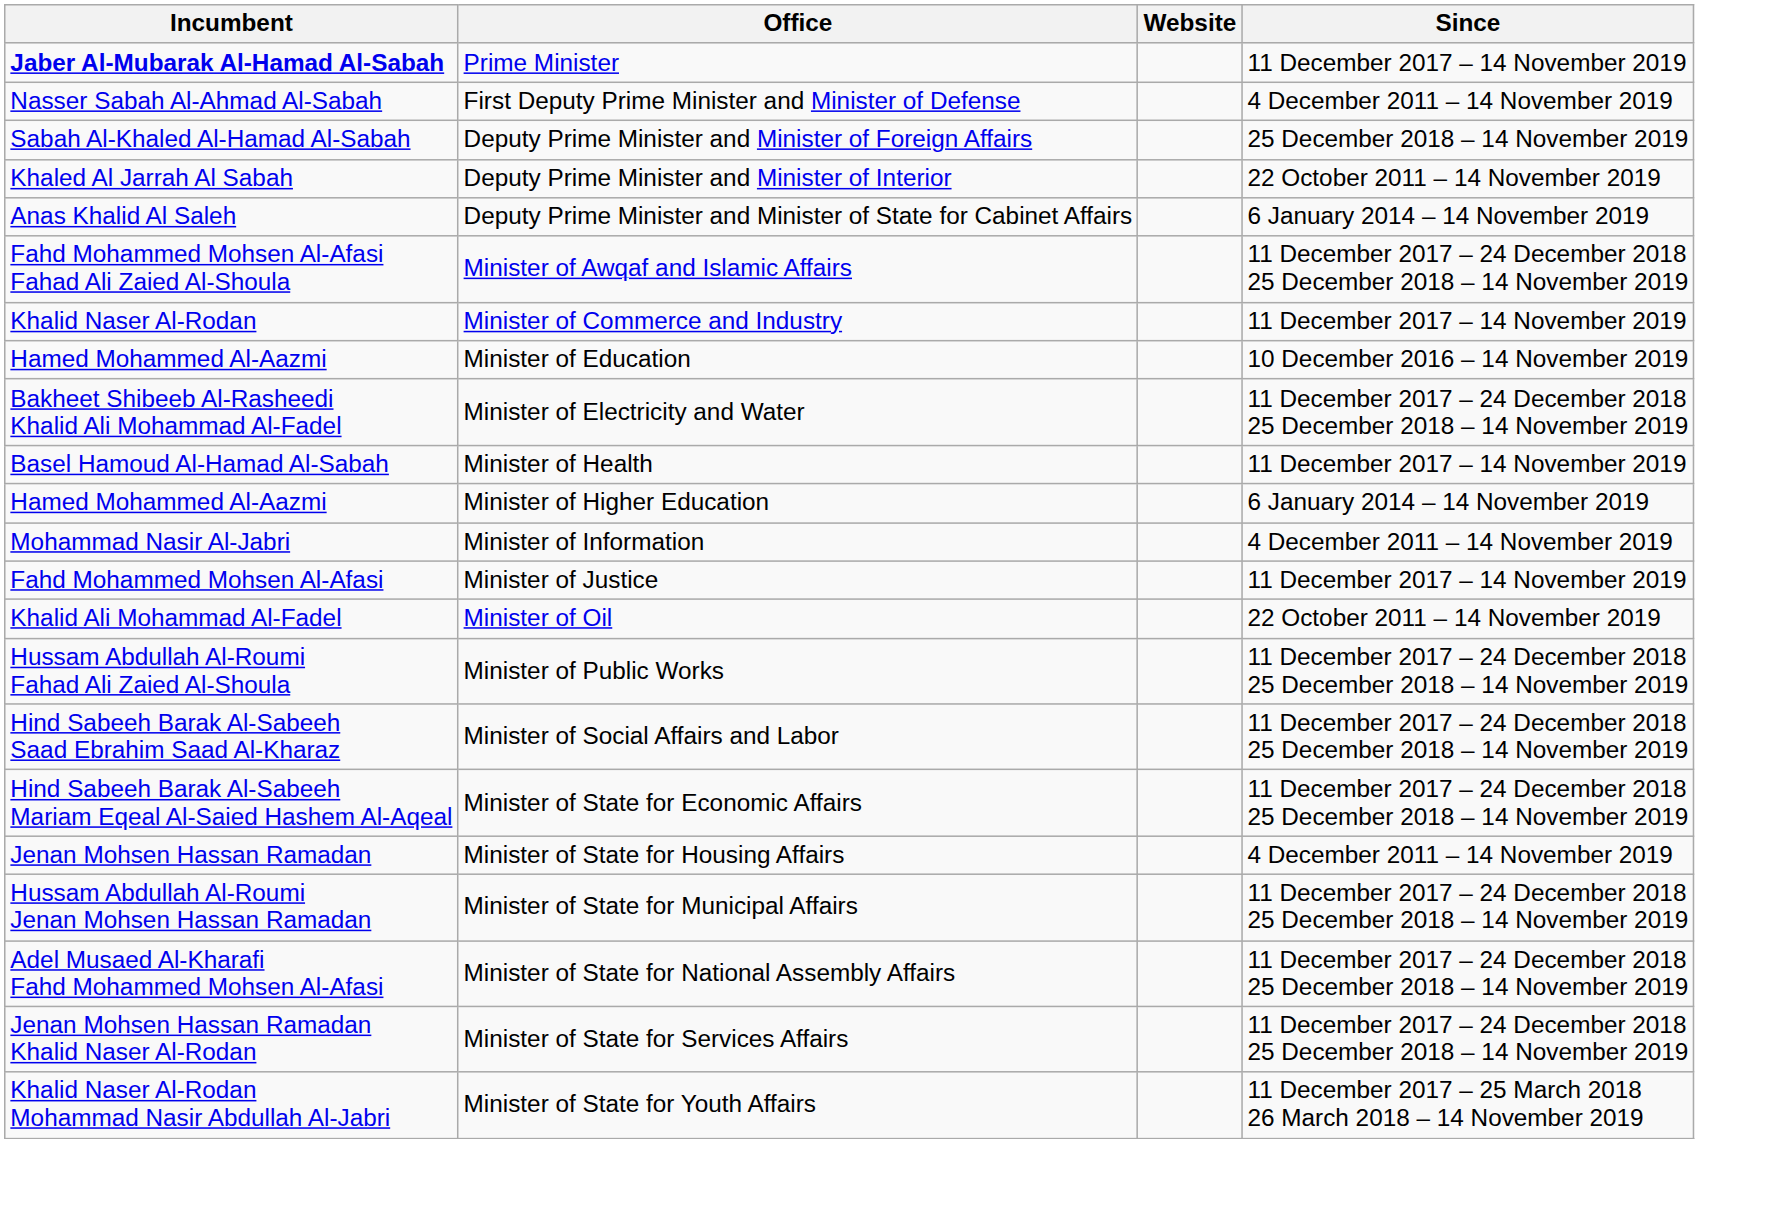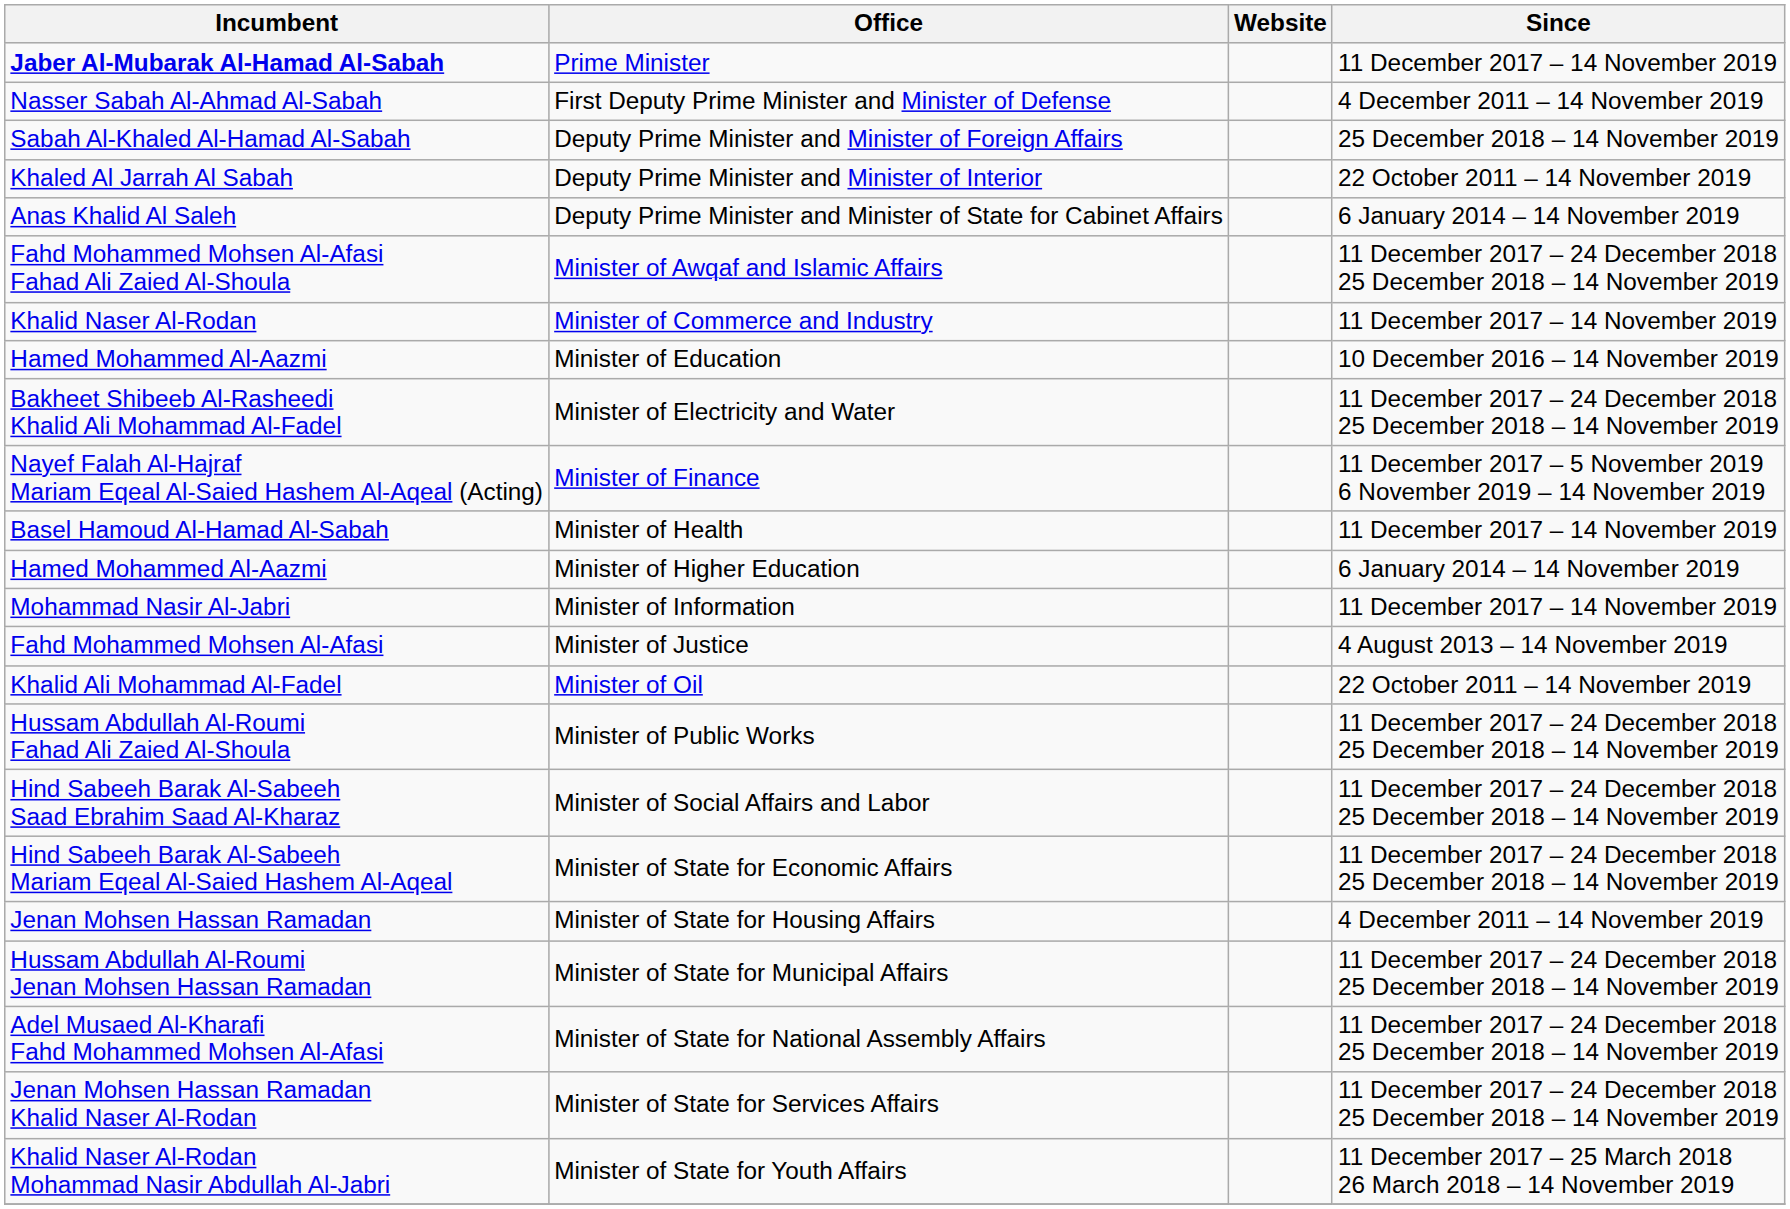+ row: (657, 477)
(1460, 541) 4 December 2011 – 14 November 2019 -> (1558, 607) 11 December 2017 – 14 November 2019
(1467, 579) 11 December 2017 – 14 November 2019 -> (1533, 645) 4 August 2013 – 14 November 2019
